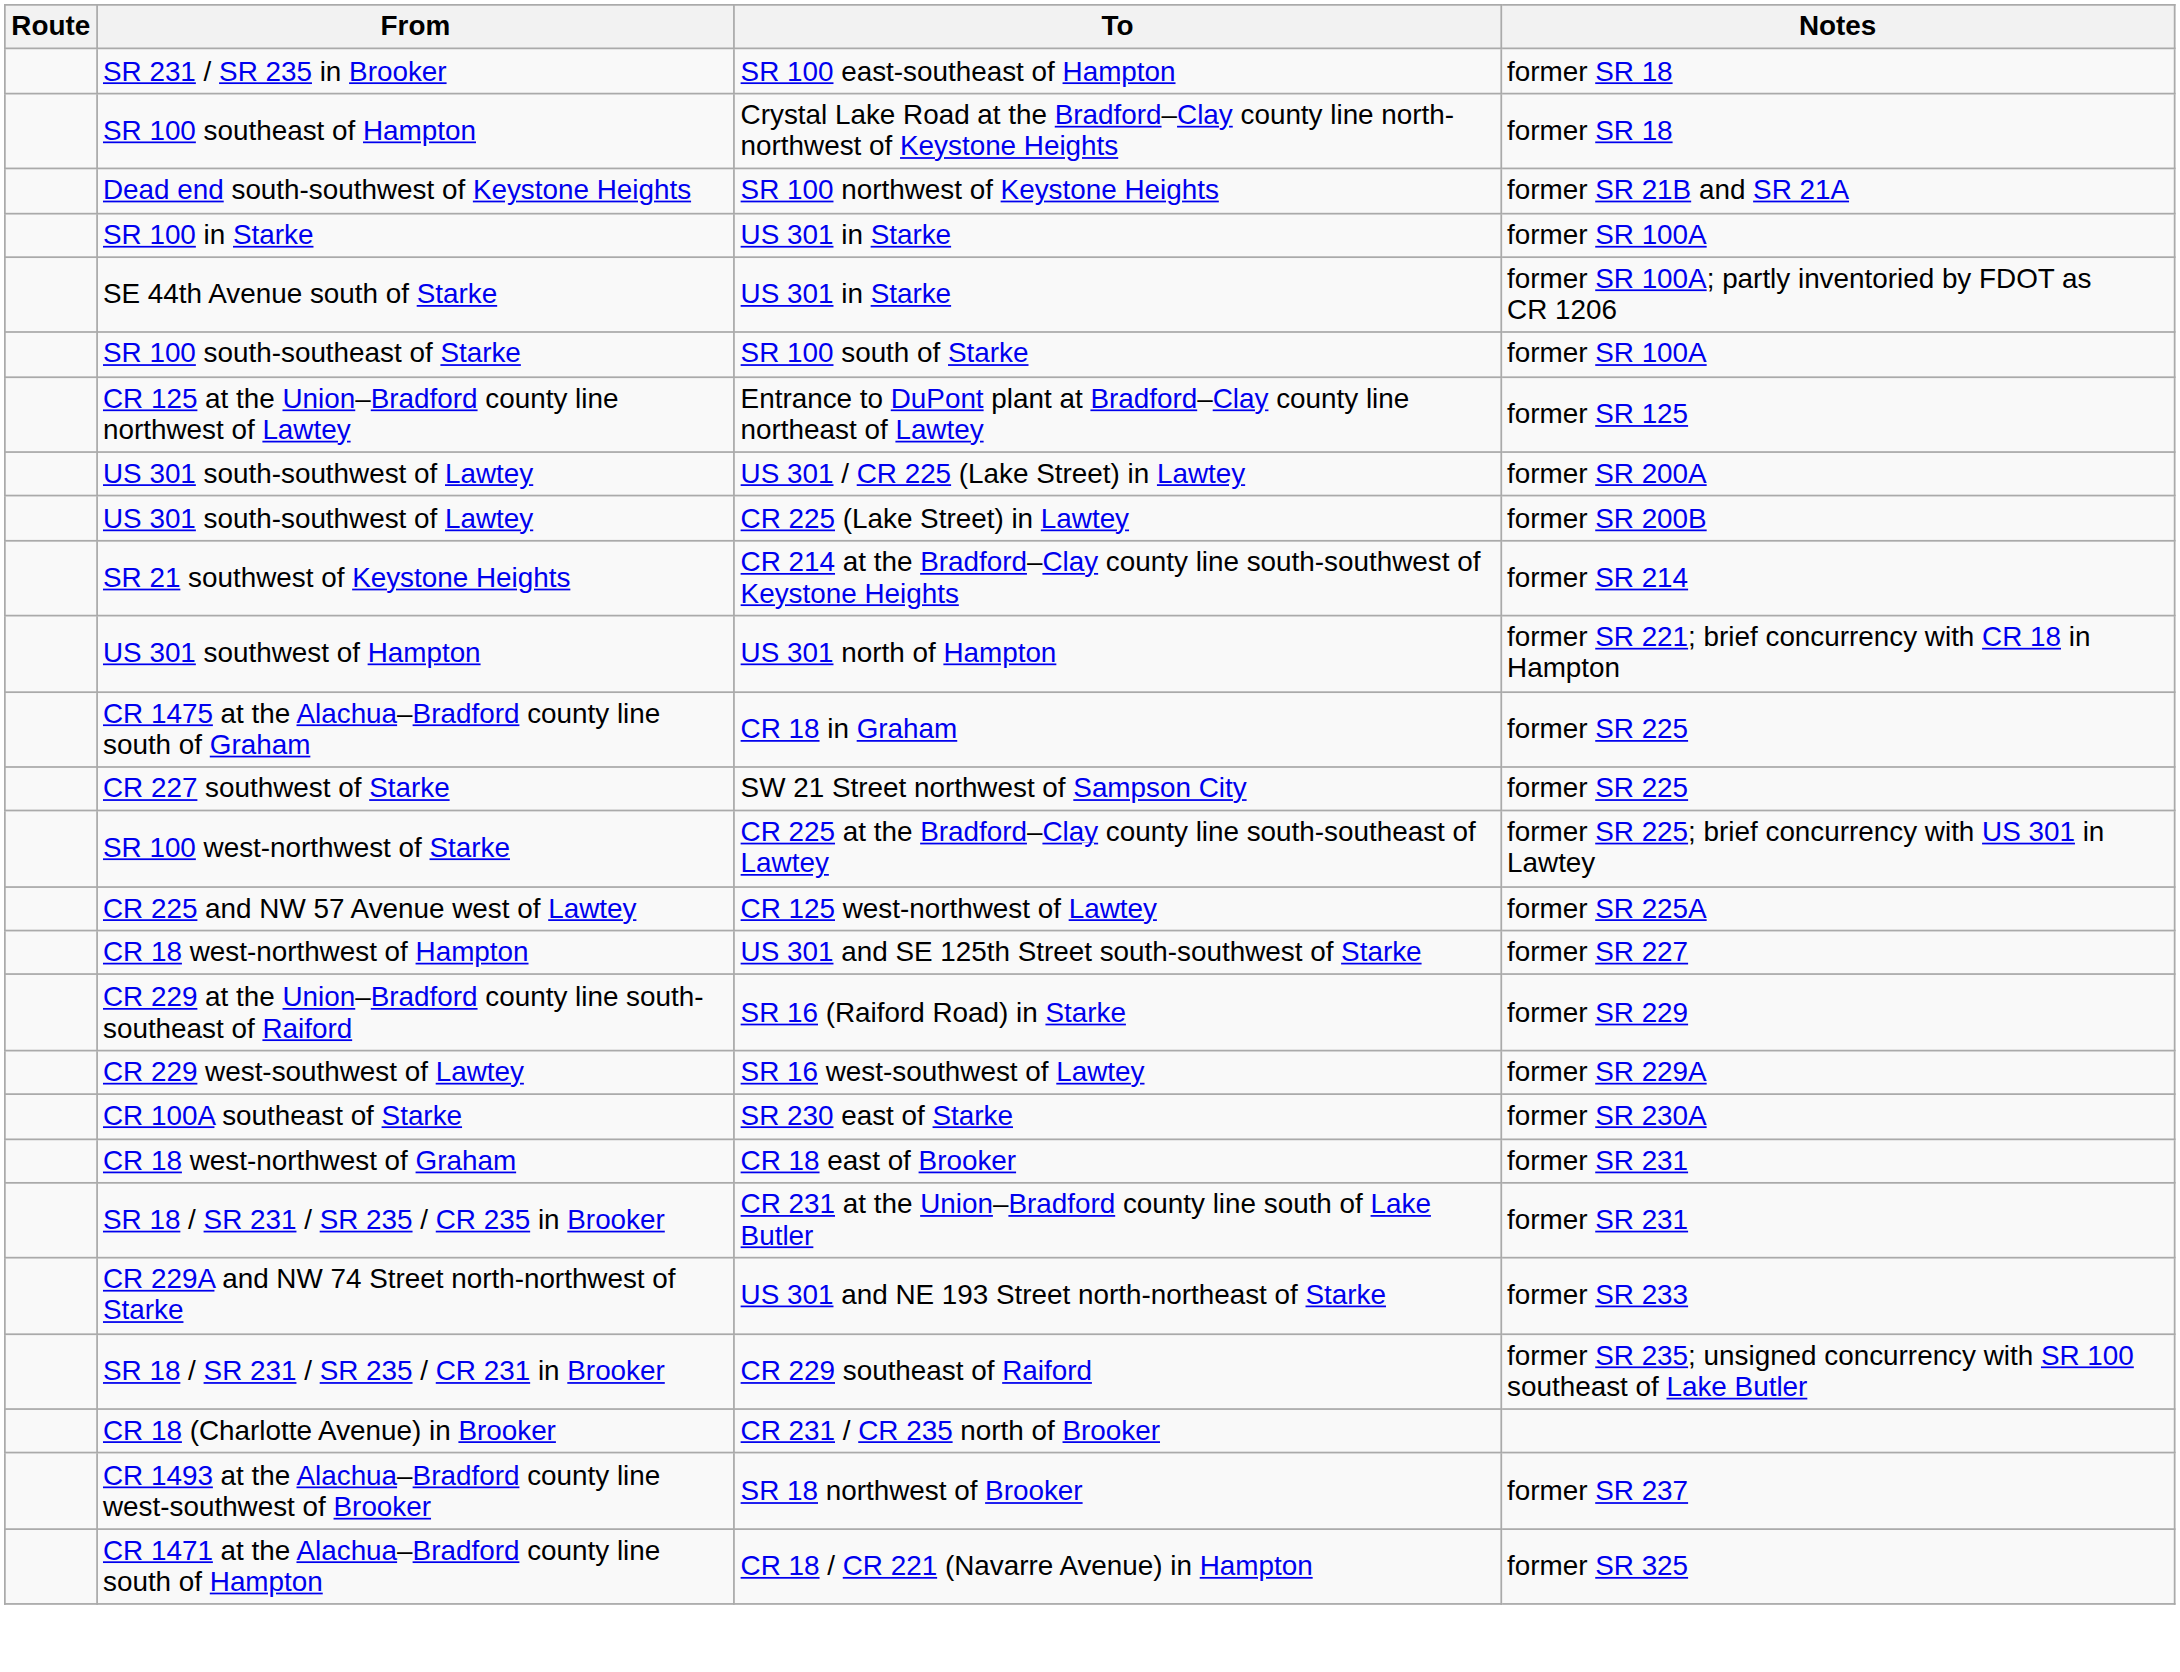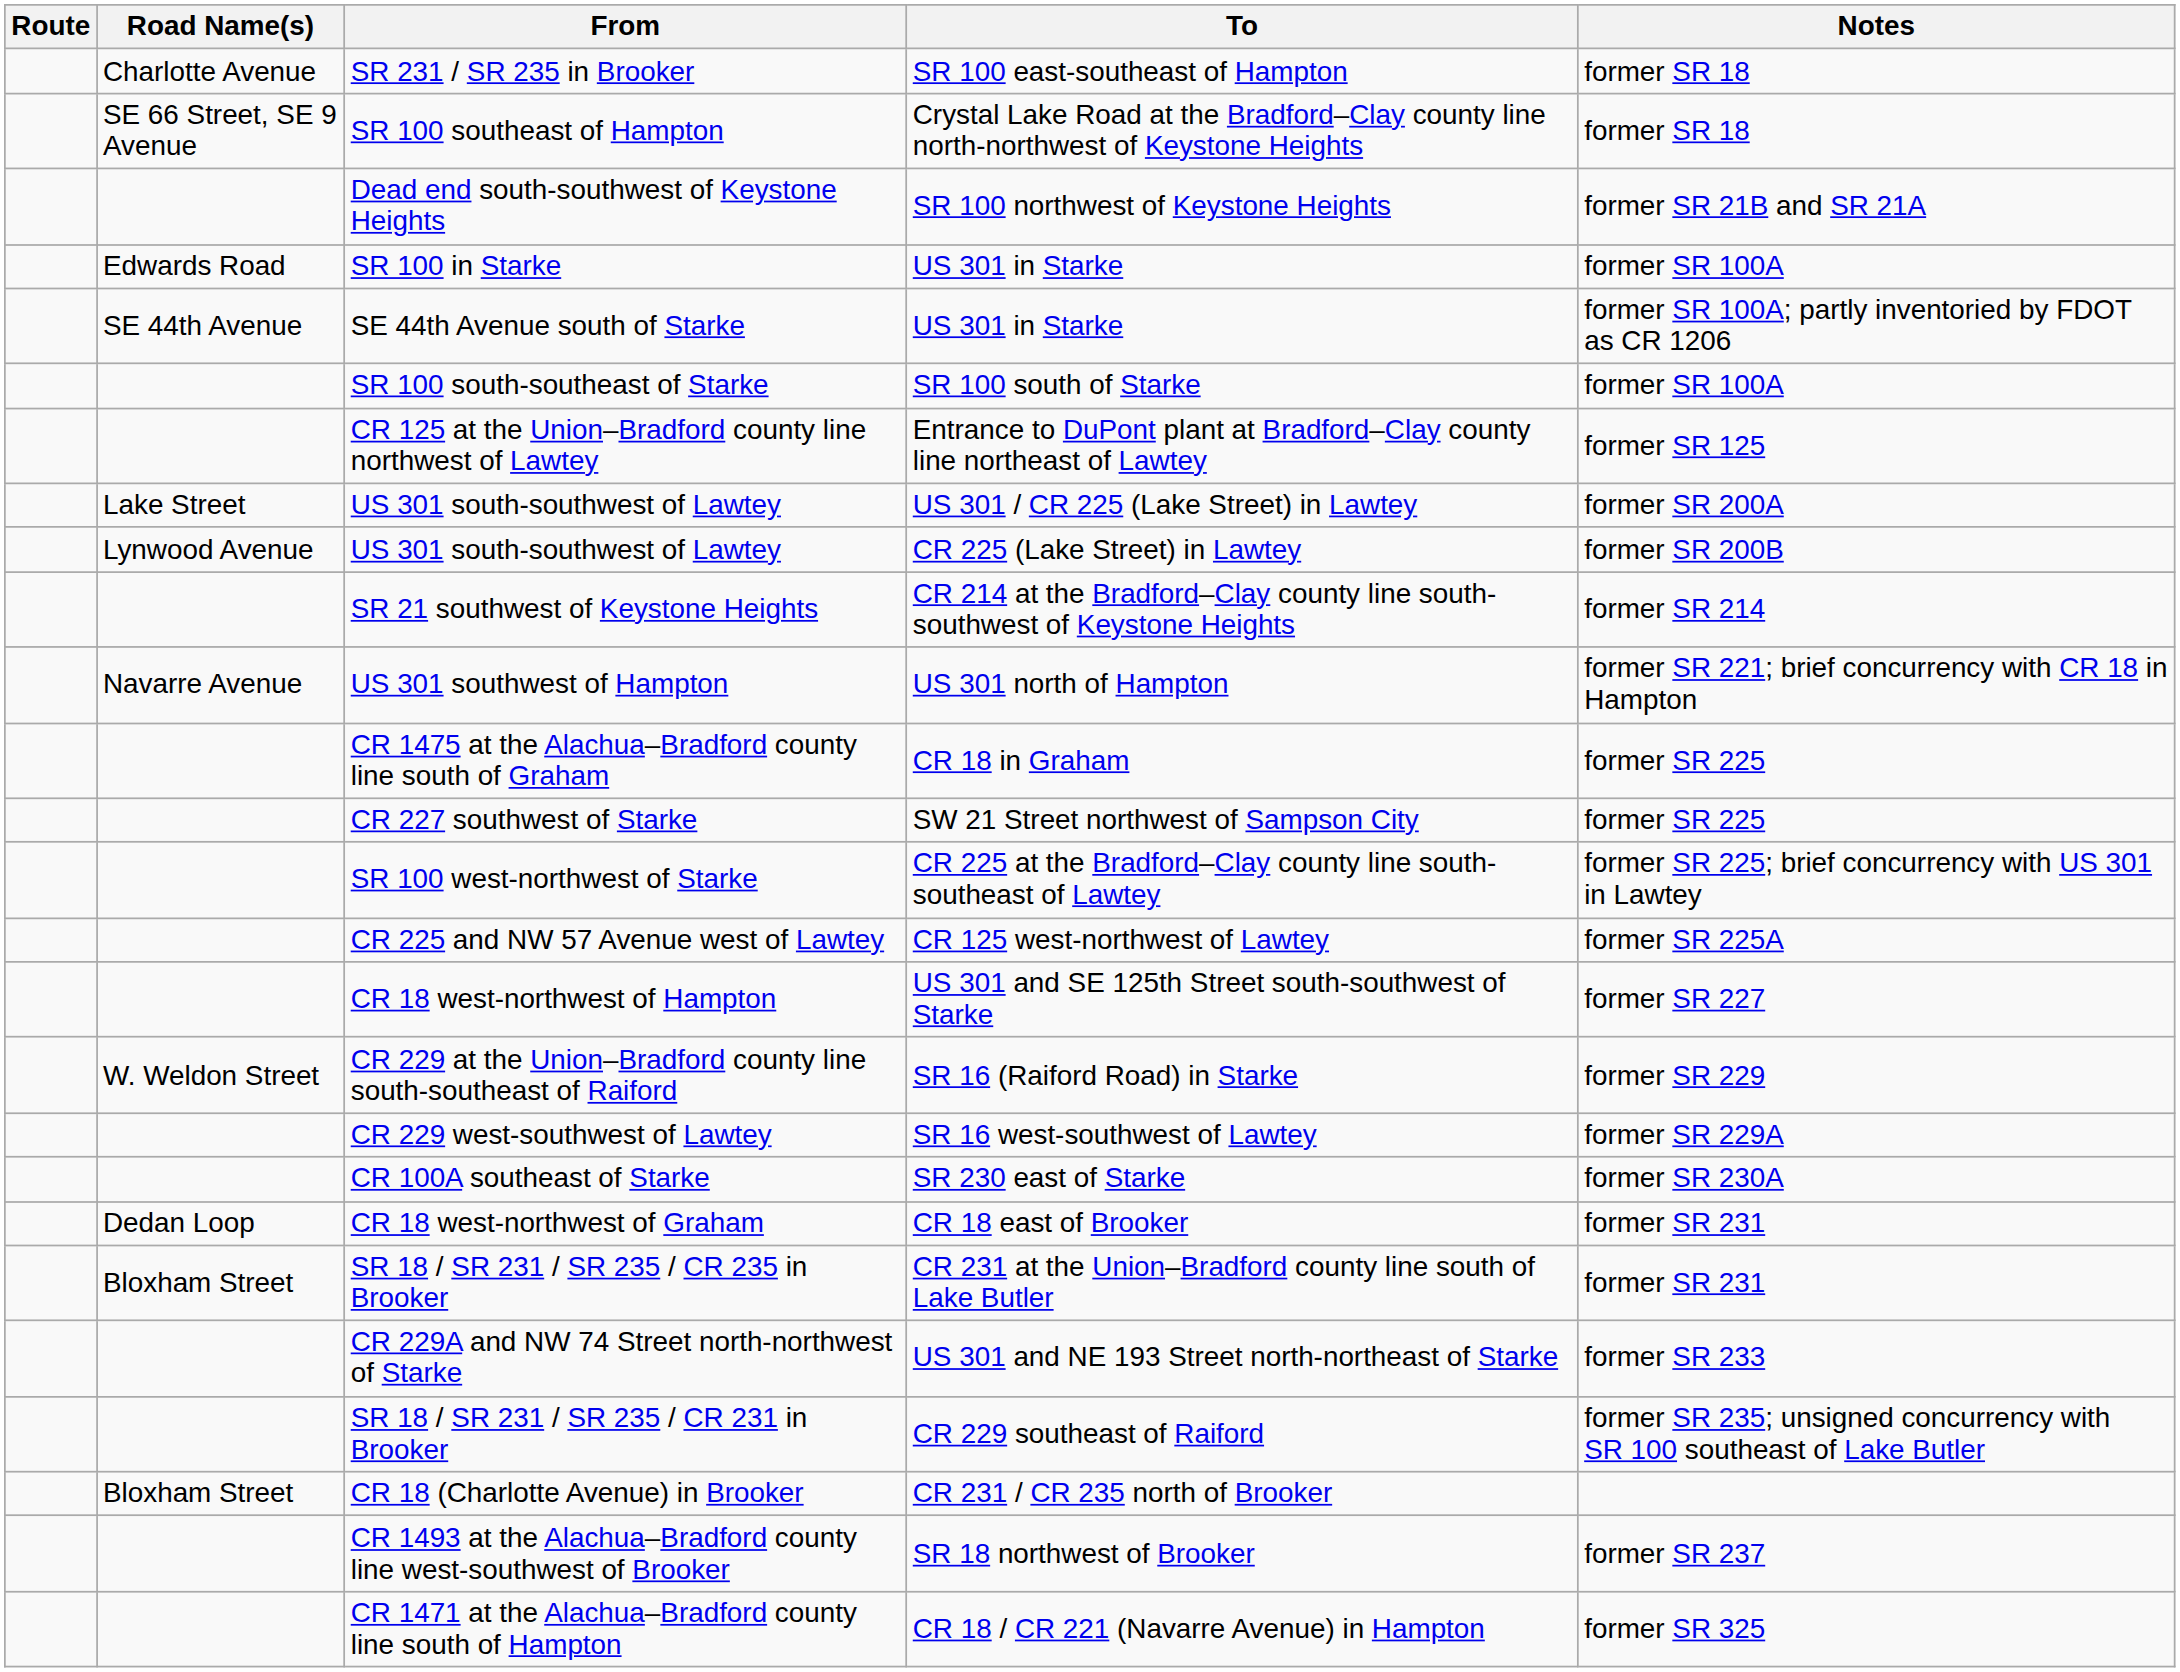+ column: (220, 26)
